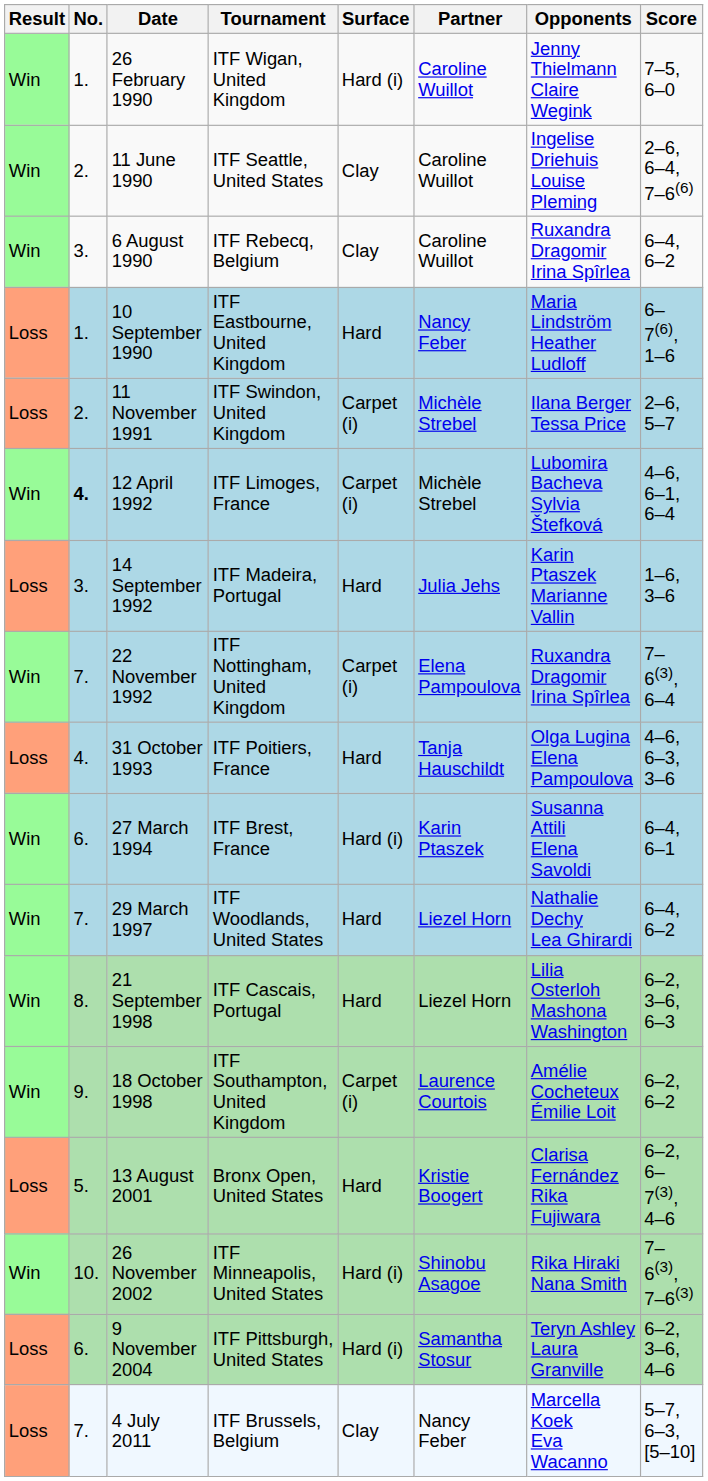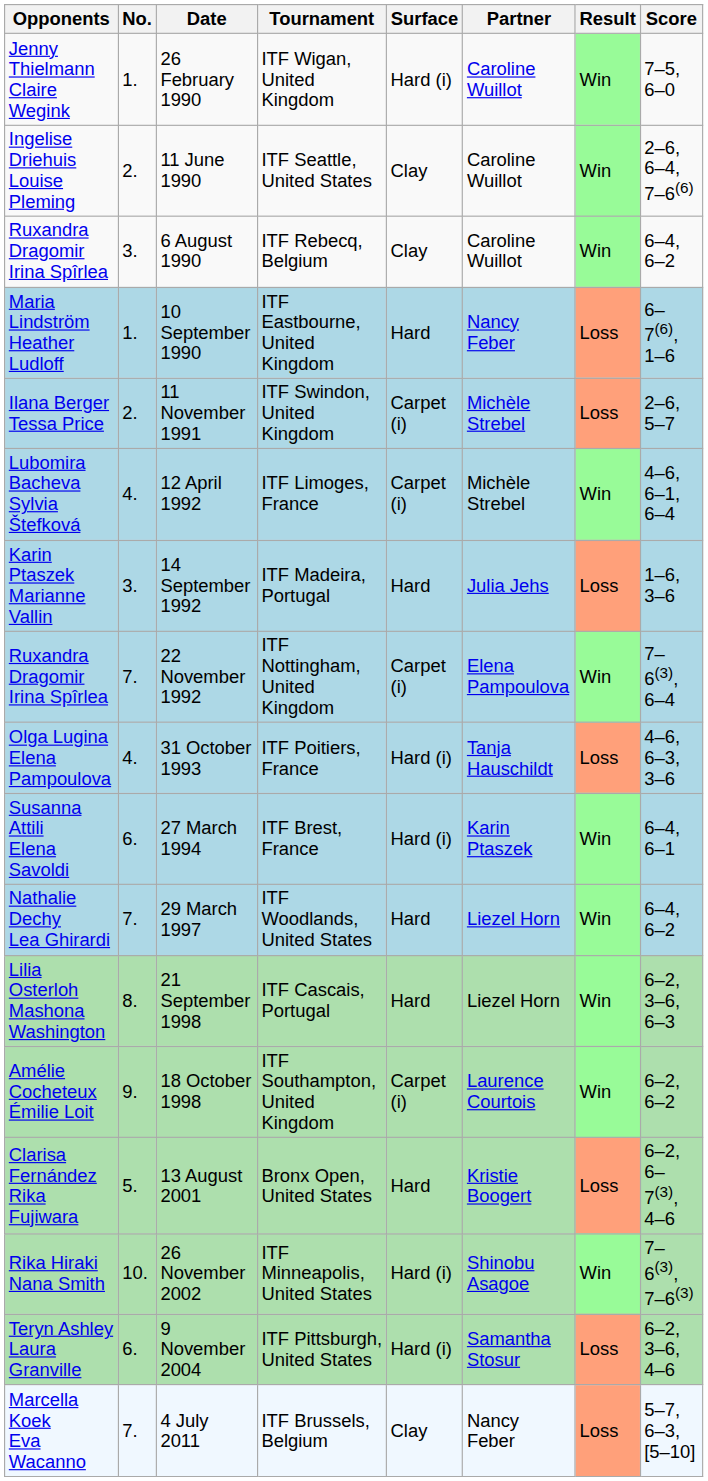columns swapped: (37, 19) <-> (583, 19)
(81, 494) bold -> (130, 494) normal
(362, 757) Hard -> (421, 757) Hard (i)
